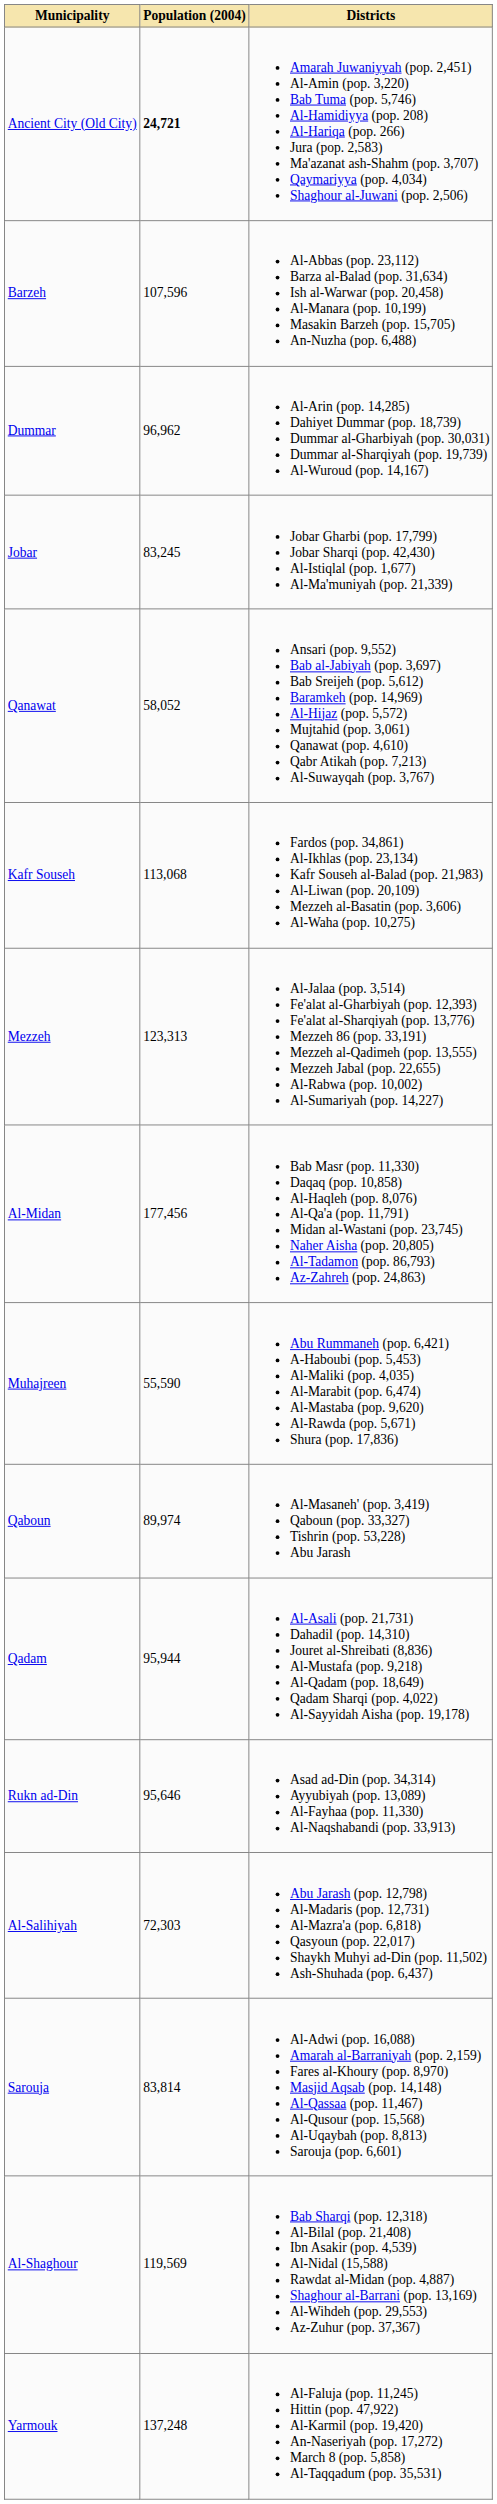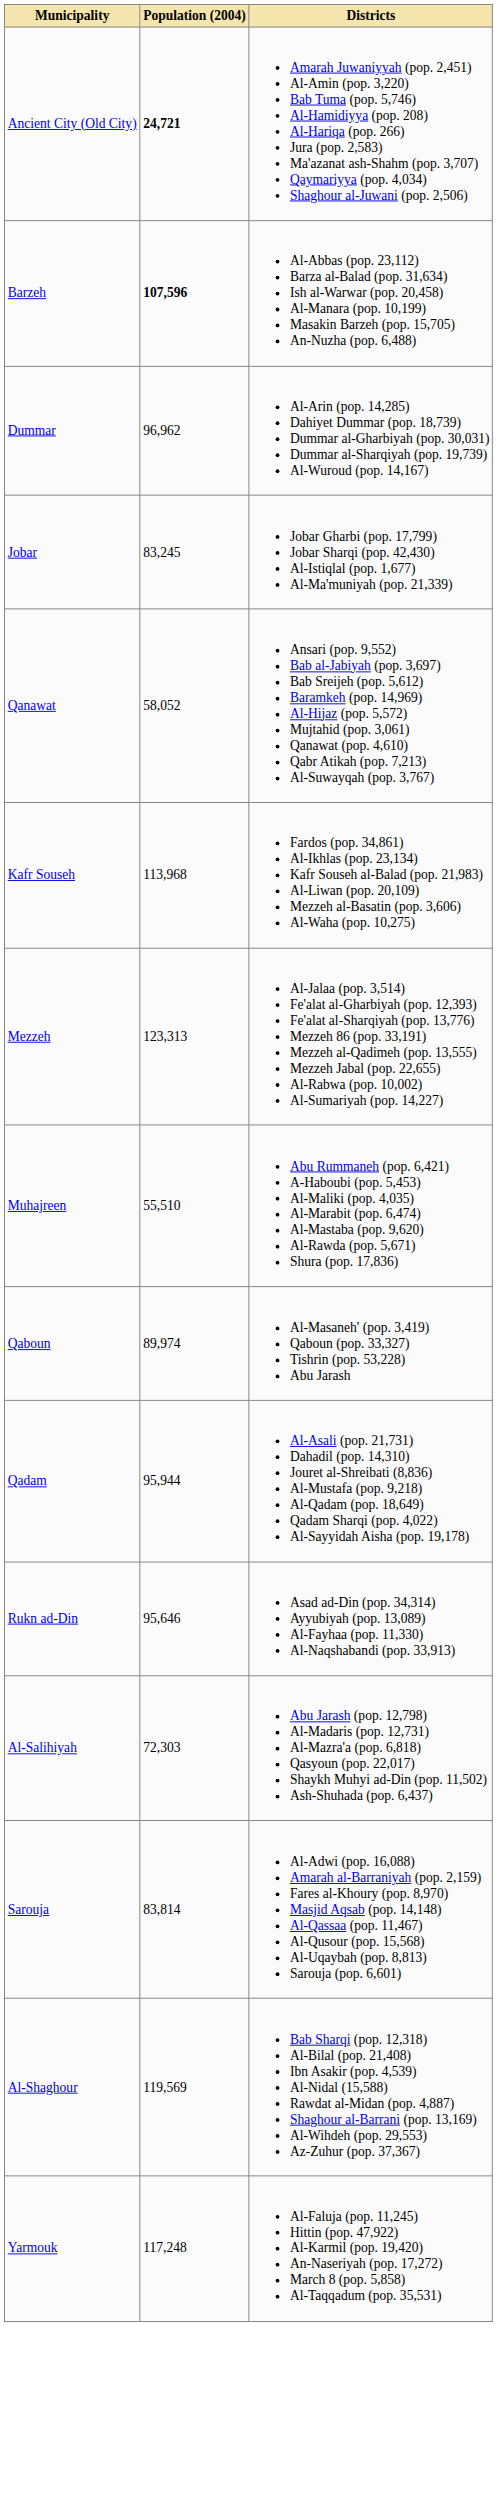(165, 293) normal -> (165, 293) bold
(165, 875) 113,068 -> (165, 875) 113,968
- row: (34, 1214)
(162, 1383) 55,590 -> (162, 1206) 55,510
(165, 2426) 137,248 -> (165, 2248) 117,248
